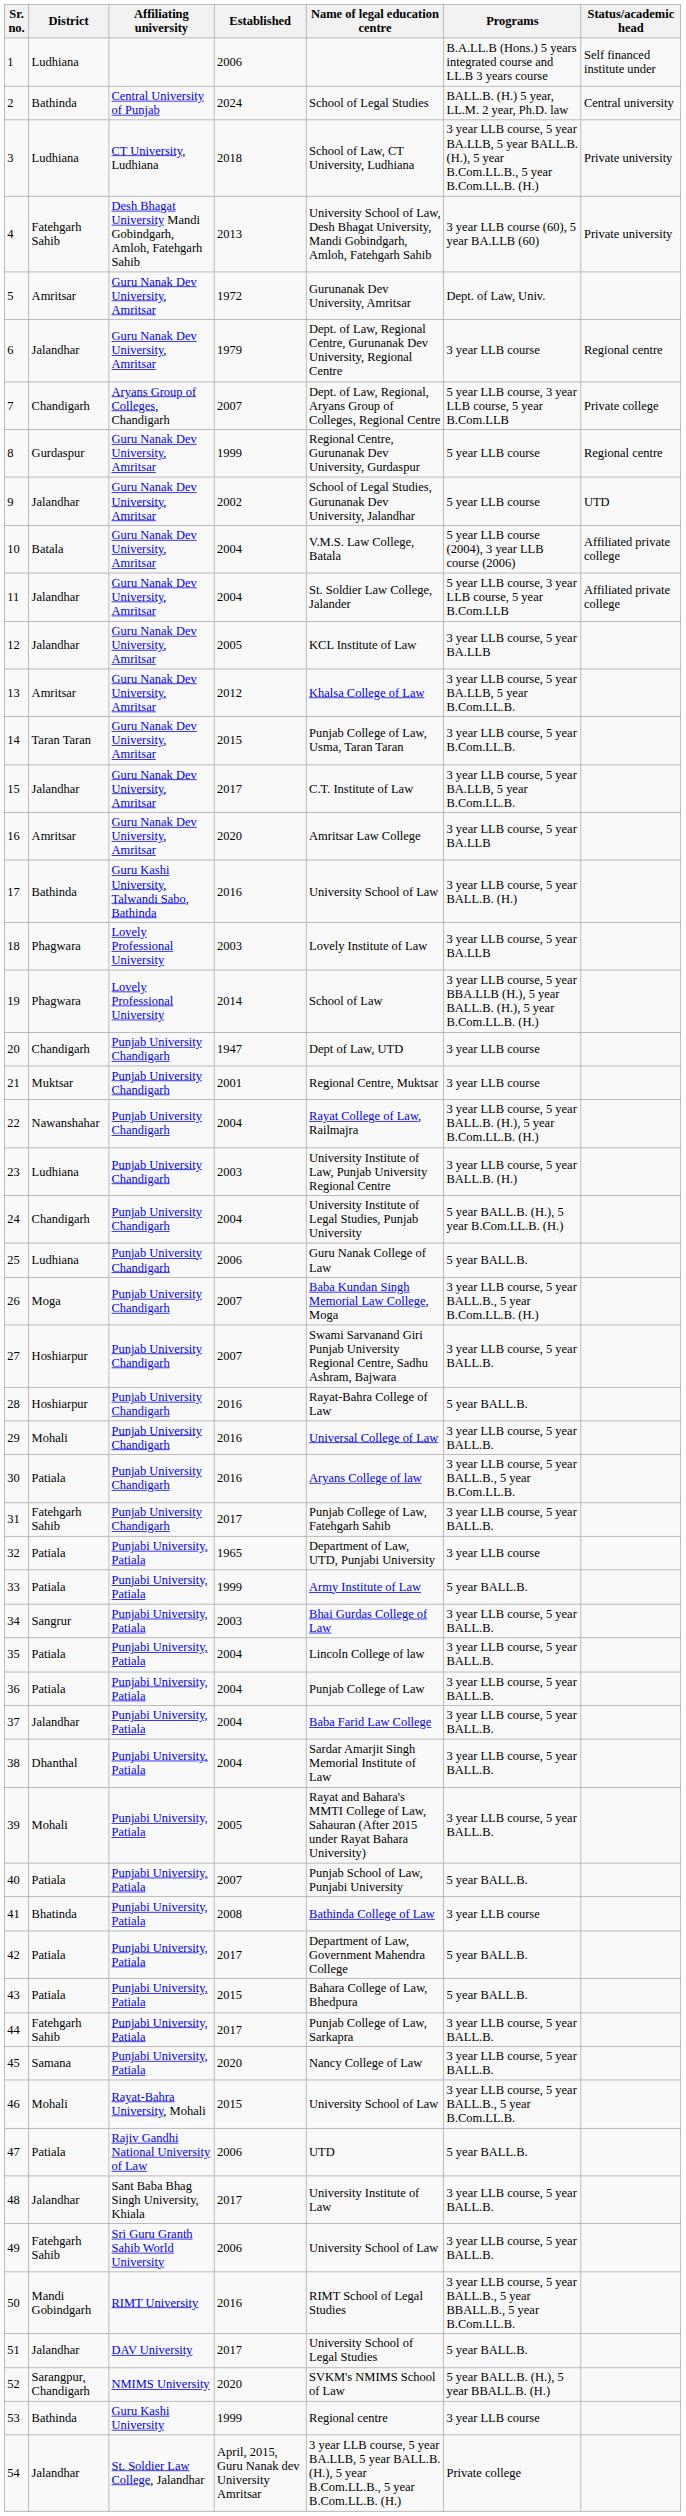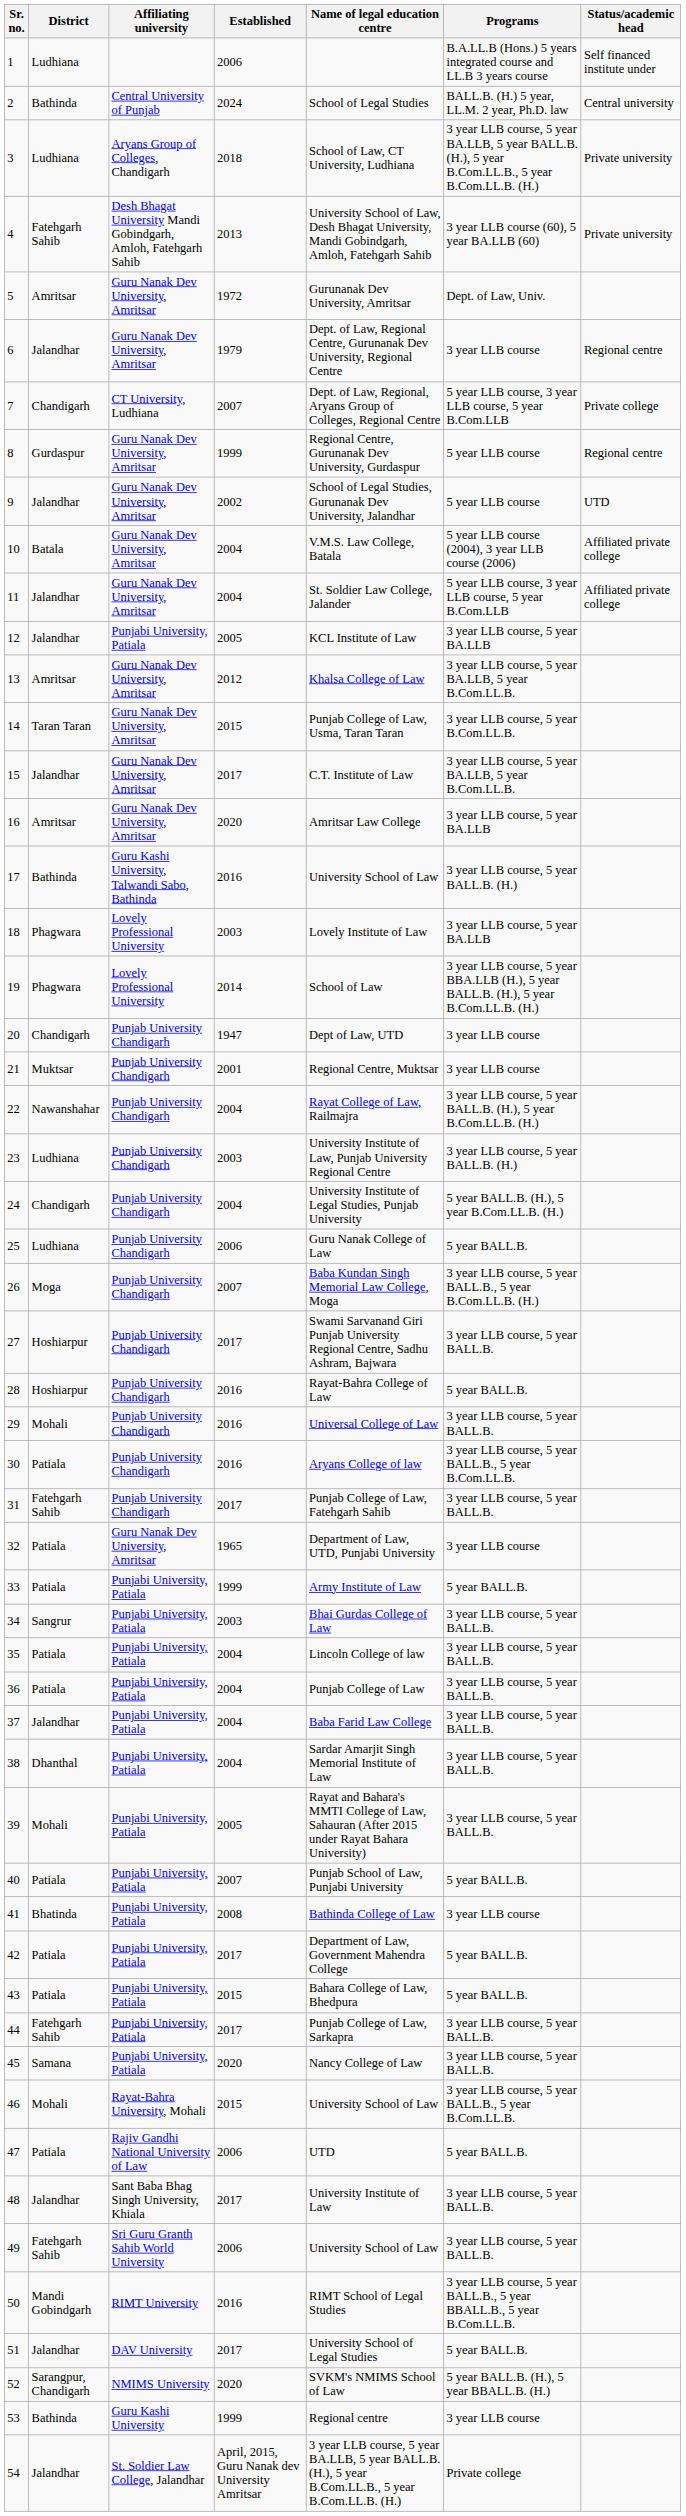(148, 158) CT University, Ludhiana -> (154, 158) Aryans Group of Colleges, Chandigarh
(154, 405) Aryans Group of Colleges, Chandigarh -> (148, 405) CT University, Ludhiana
(154, 645) Guru Nanak Dev University, Amritsar -> (160, 638) Punjabi University, Patiala
(230, 1356) 2007 -> (230, 1342) 2017
(160, 1553) Punjabi University, Patiala -> (154, 1546) Guru Nanak Dev University, Amritsar
